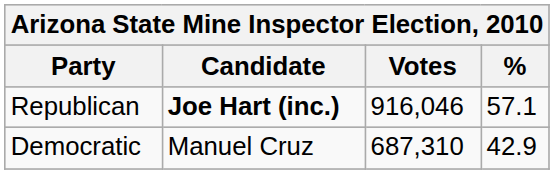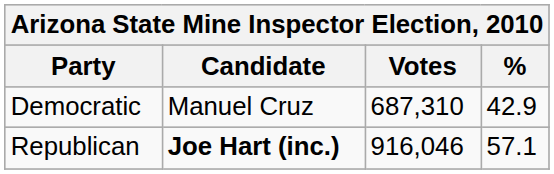rows swapped: (75, 106) <-> (76, 147)
